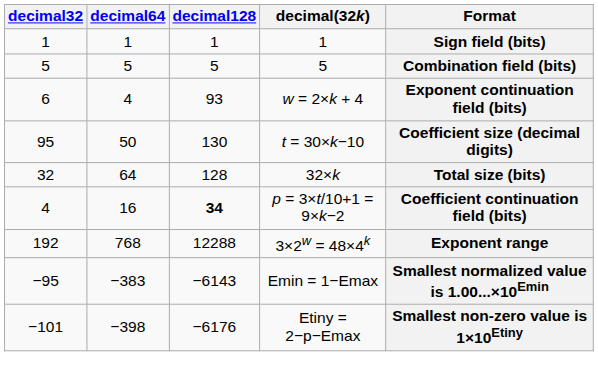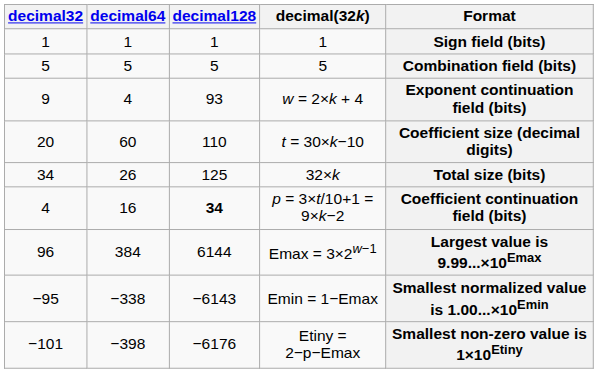(46, 99) 6 -> (46, 99) 9
(46, 141) 95 -> (46, 141) 20
(128, 141) 50 -> (128, 141) 60
(214, 141) 130 -> (214, 141) 110
(46, 174) 32 -> (46, 174) 34
(128, 174) 64 -> (128, 174) 26
(214, 174) 128 -> (214, 174) 125
- row: (323, 243)
+ row: (323, 252)
(128, 281) −383 -> (128, 298) −338
